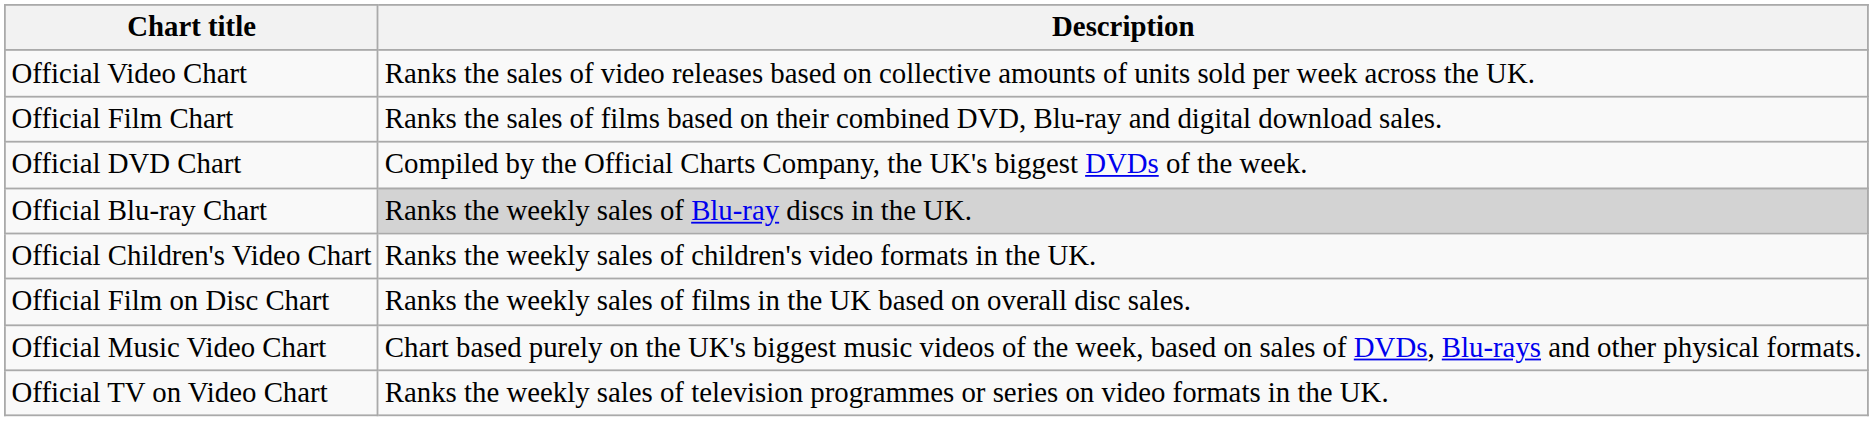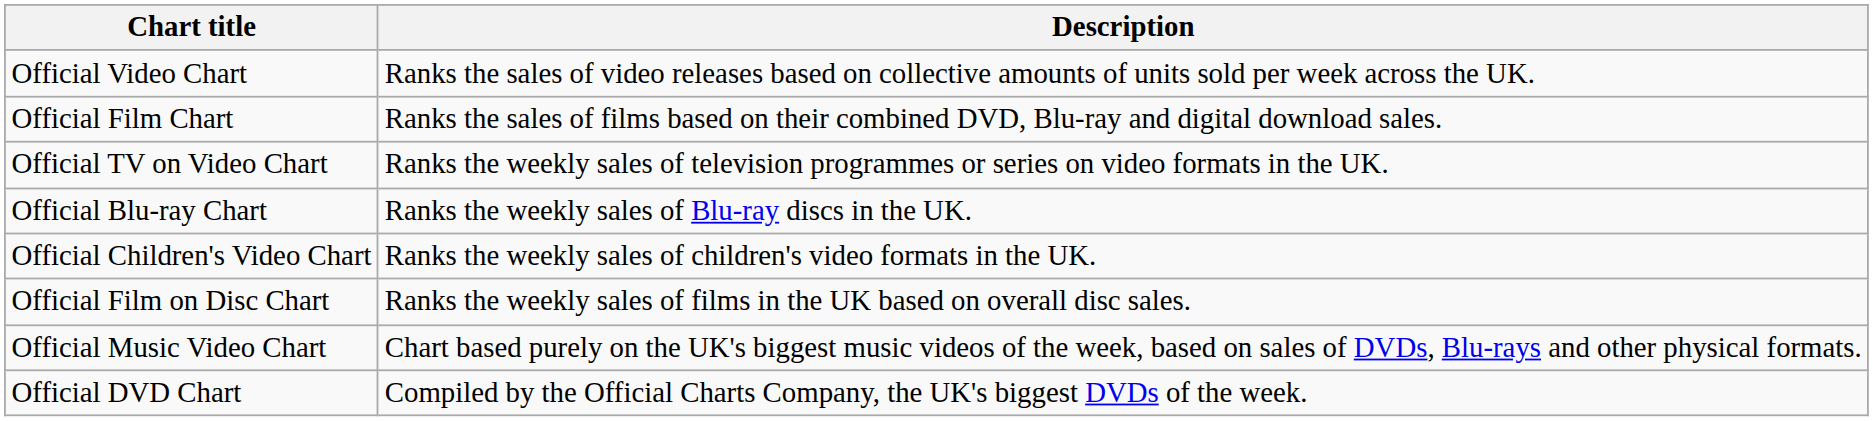rows swapped: (126, 164) <-> (170, 392)
(678, 210) lightgrey background -> (678, 210) no background
